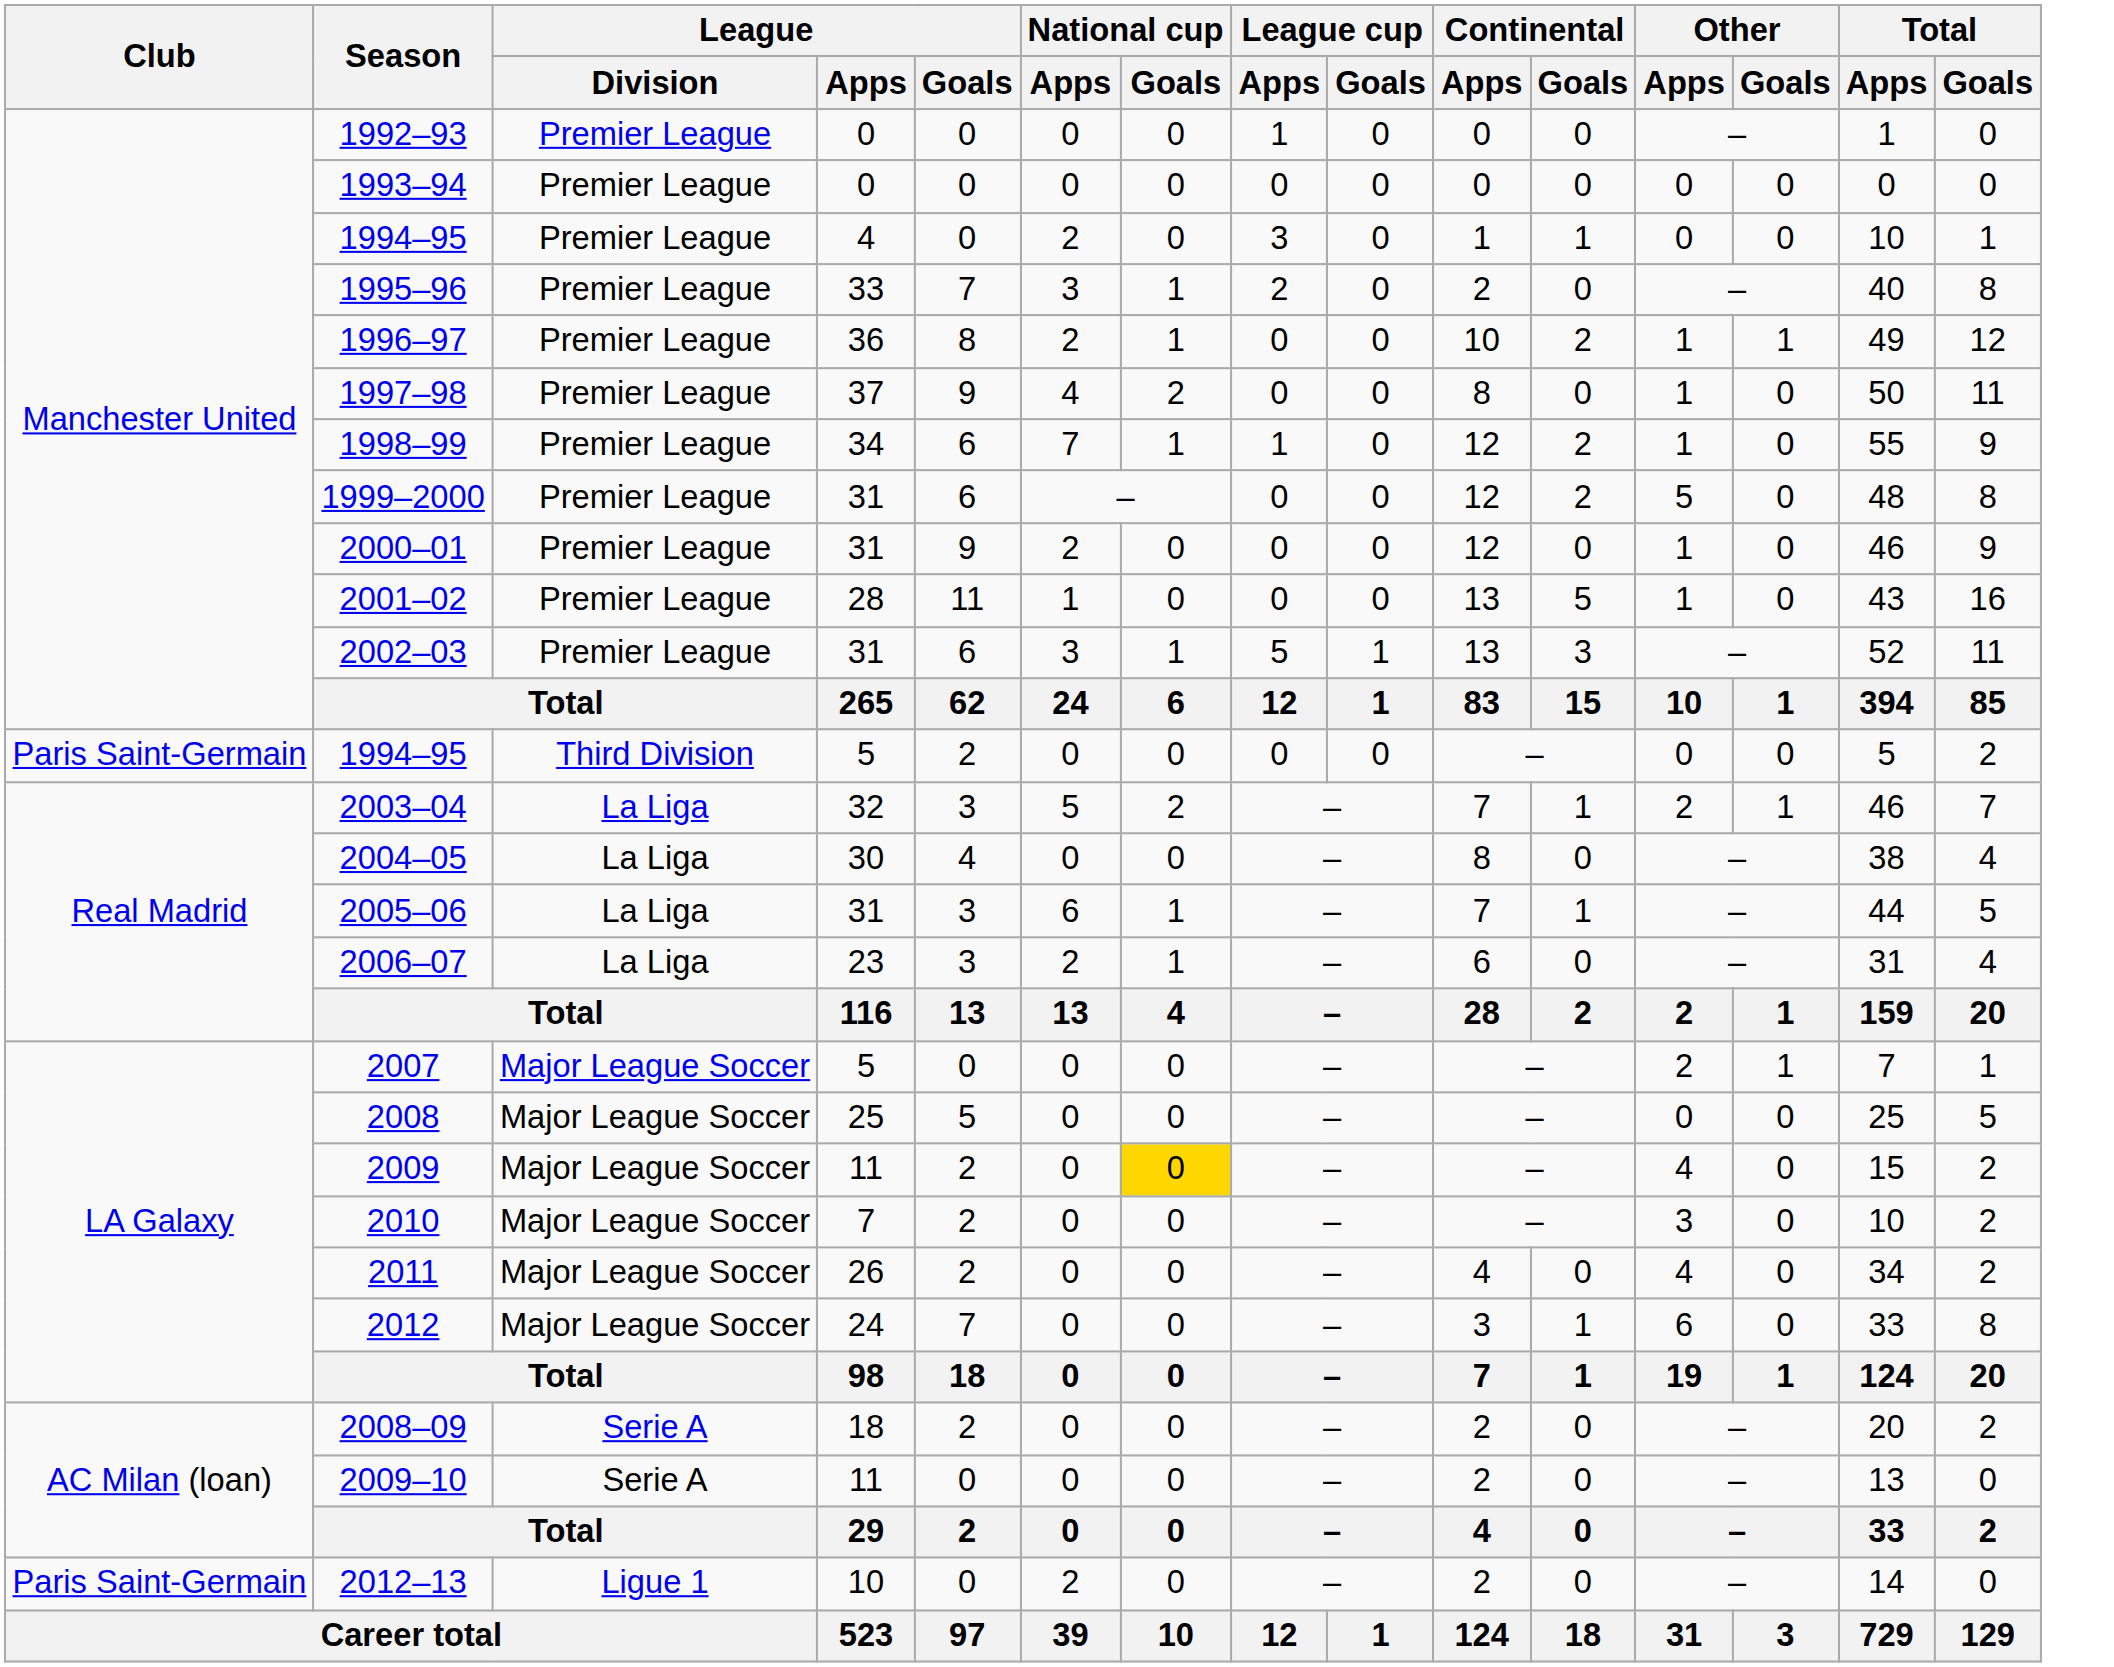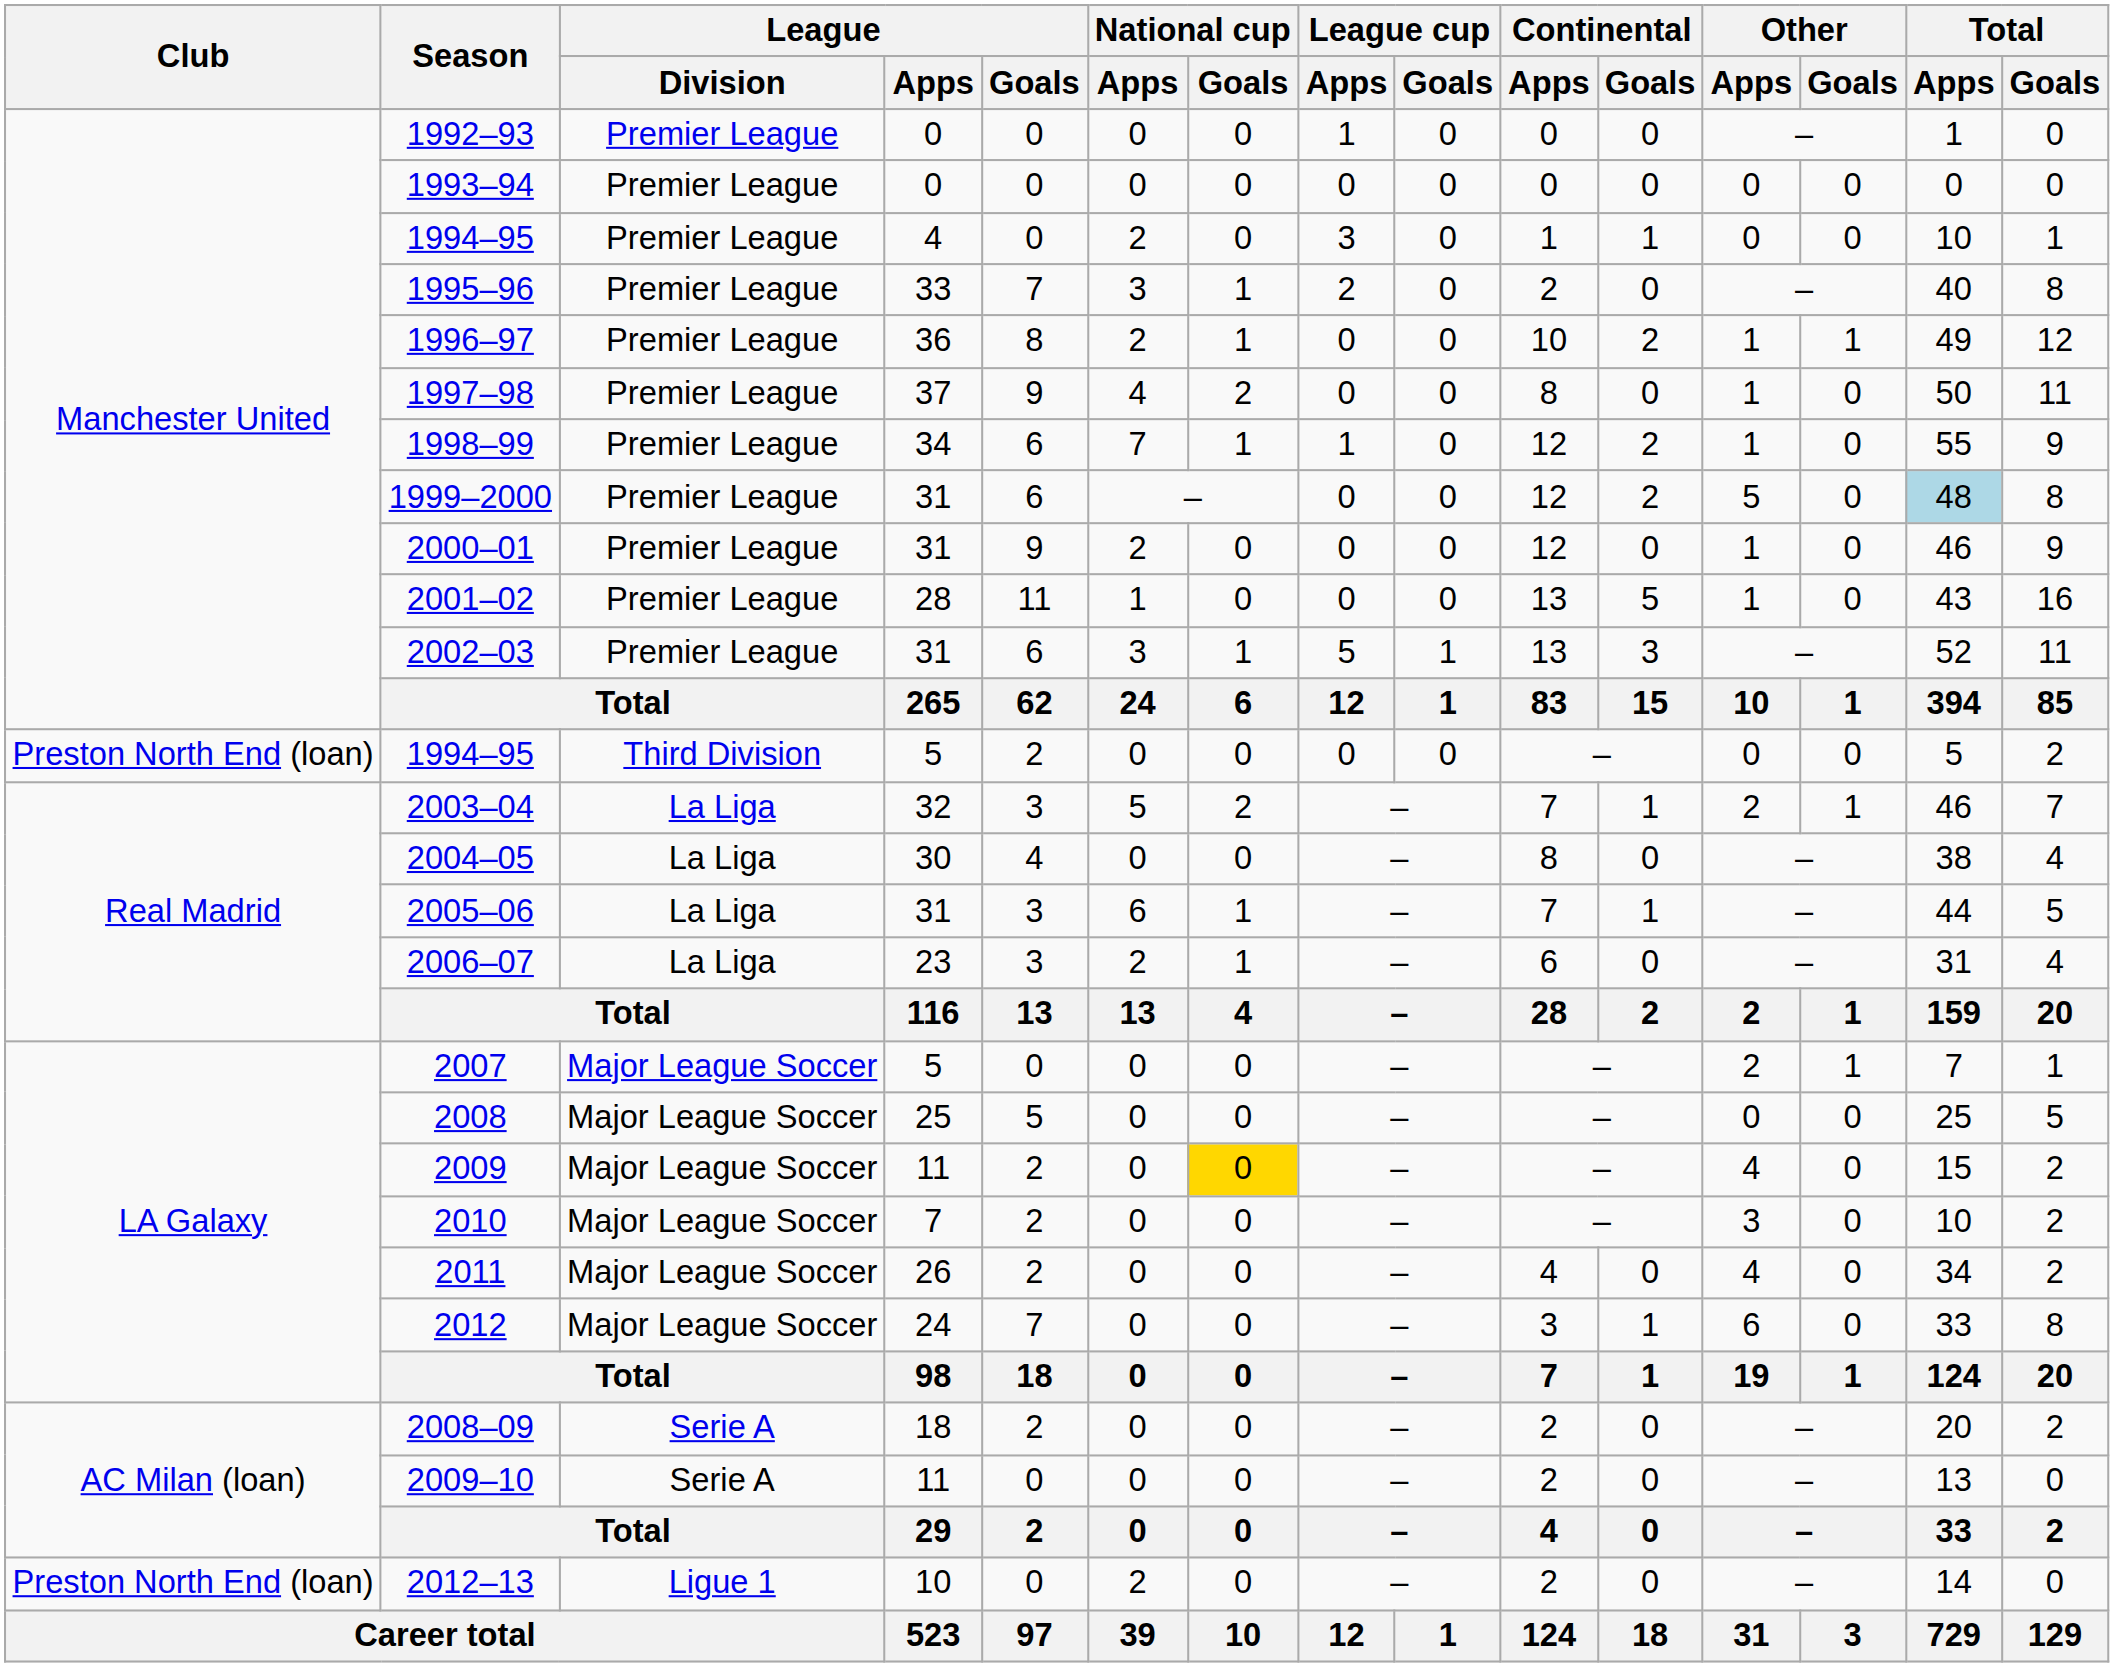(1887, 496) no background -> (1954, 496) lightblue background
(159, 755) Paris Saint-Germain -> (193, 755) Preston North End (loan)
(159, 1583) Paris Saint-Germain -> (193, 1583) Preston North End (loan)
